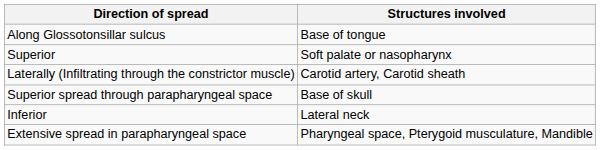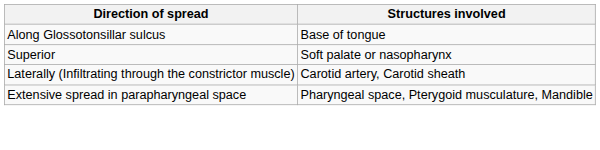- row: (140, 94)
- row: (27, 114)
